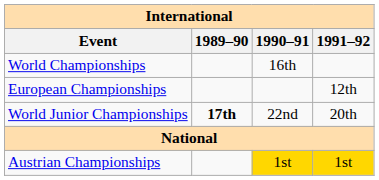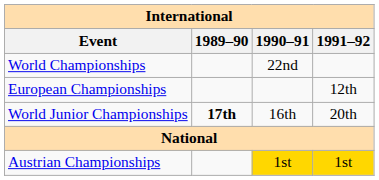(282, 65) 16th -> (282, 65) 22nd
(282, 114) 22nd -> (282, 114) 16th
